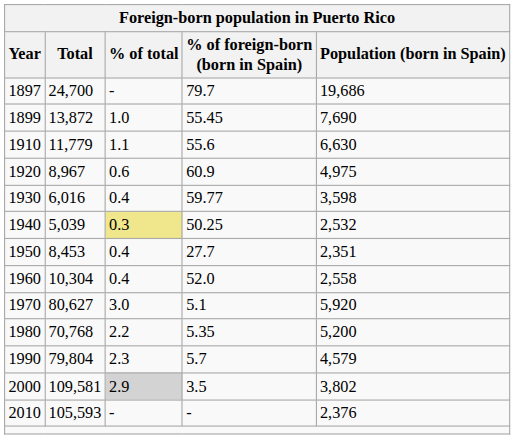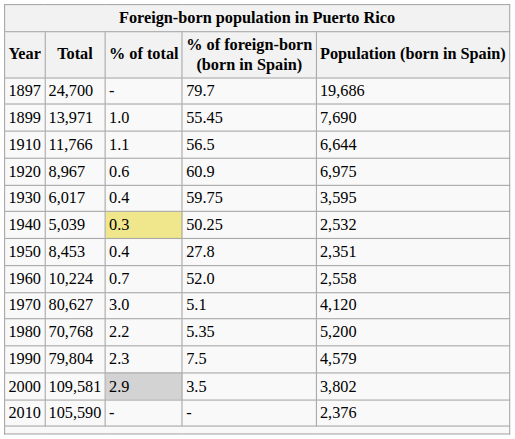(71, 118) 13,872 -> (71, 118) 13,971
(71, 144) 11,779 -> (71, 144) 11,766
(200, 144) 55.6 -> (200, 144) 56.5
(338, 144) 6,630 -> (338, 144) 6,644
(338, 171) 4,975 -> (338, 171) 6,975
(67, 198) 6,016 -> (67, 198) 6,017
(204, 198) 59.77 -> (204, 198) 59.75
(338, 198) 3,598 -> (338, 198) 3,595
(200, 252) 27.7 -> (200, 252) 27.8
(71, 279) 10,304 -> (71, 279) 10,224
(119, 279) 0.4 -> (119, 279) 0.7
(338, 305) 5,920 -> (338, 305) 4,120
(196, 359) 5.7 -> (196, 359) 7.5
(75, 413) 105,593 -> (75, 413) 105,590
